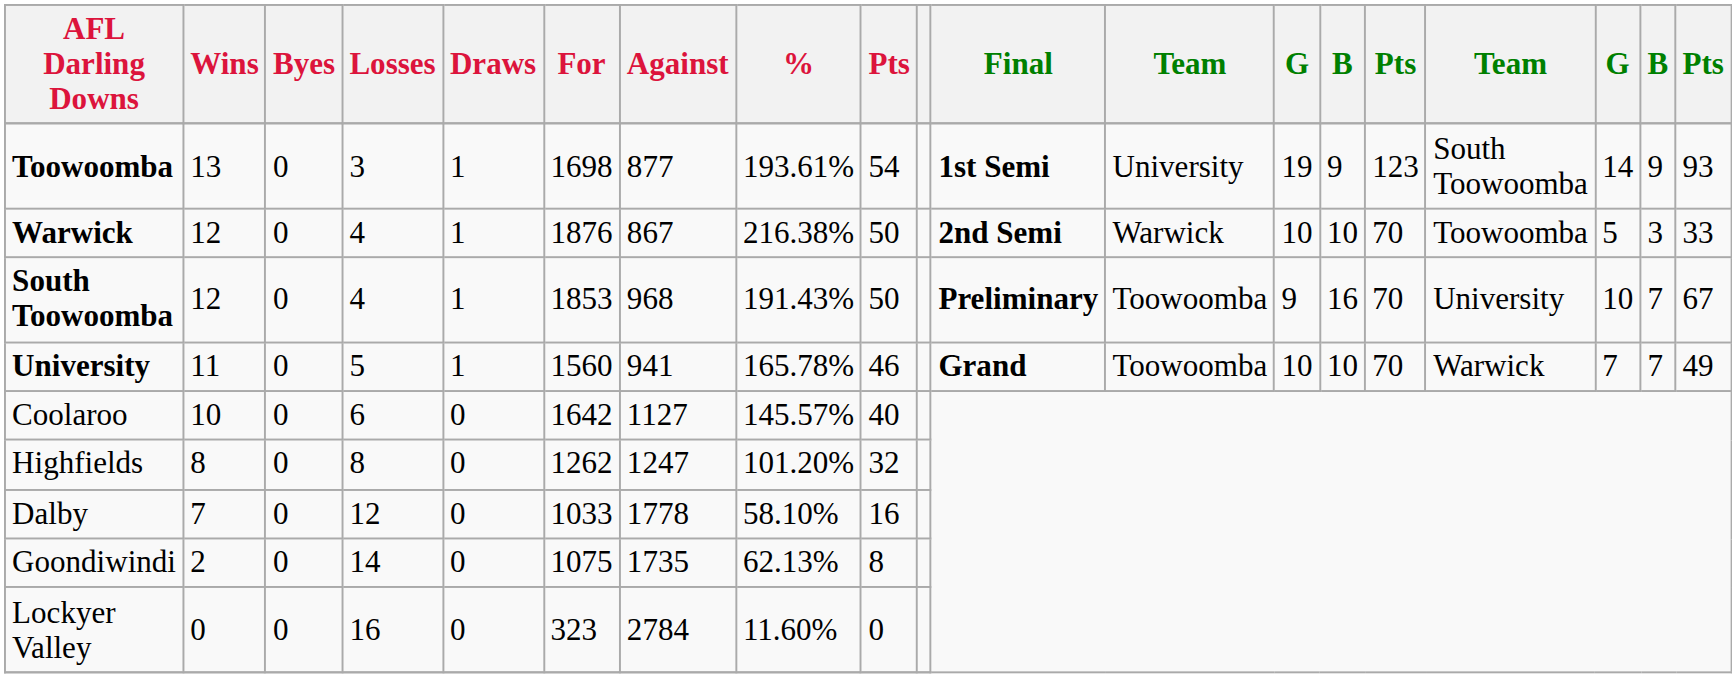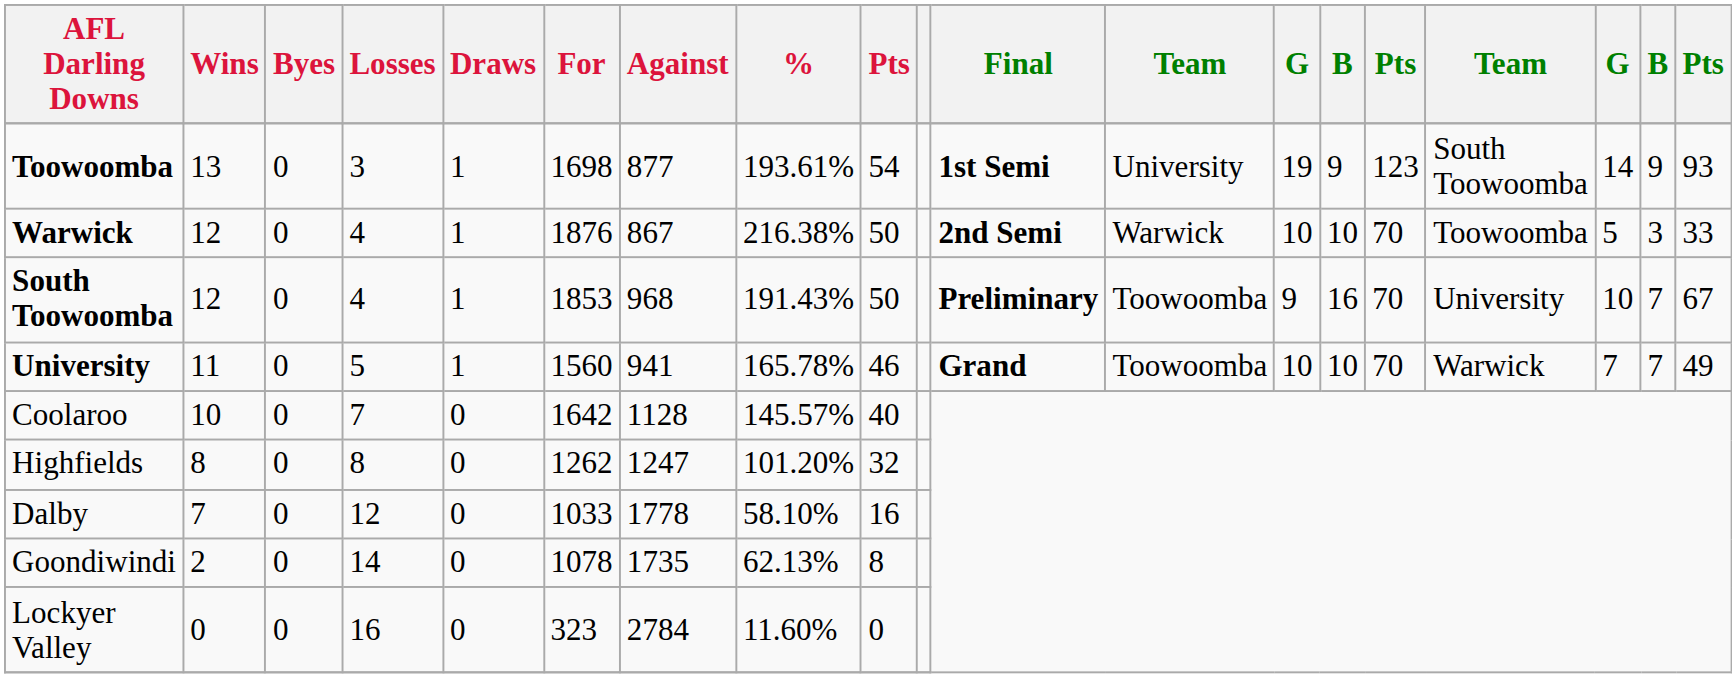(357, 414) 6 -> (357, 414) 7
(657, 414) 1127 -> (657, 414) 1128
(582, 562) 1075 -> (582, 562) 1078
